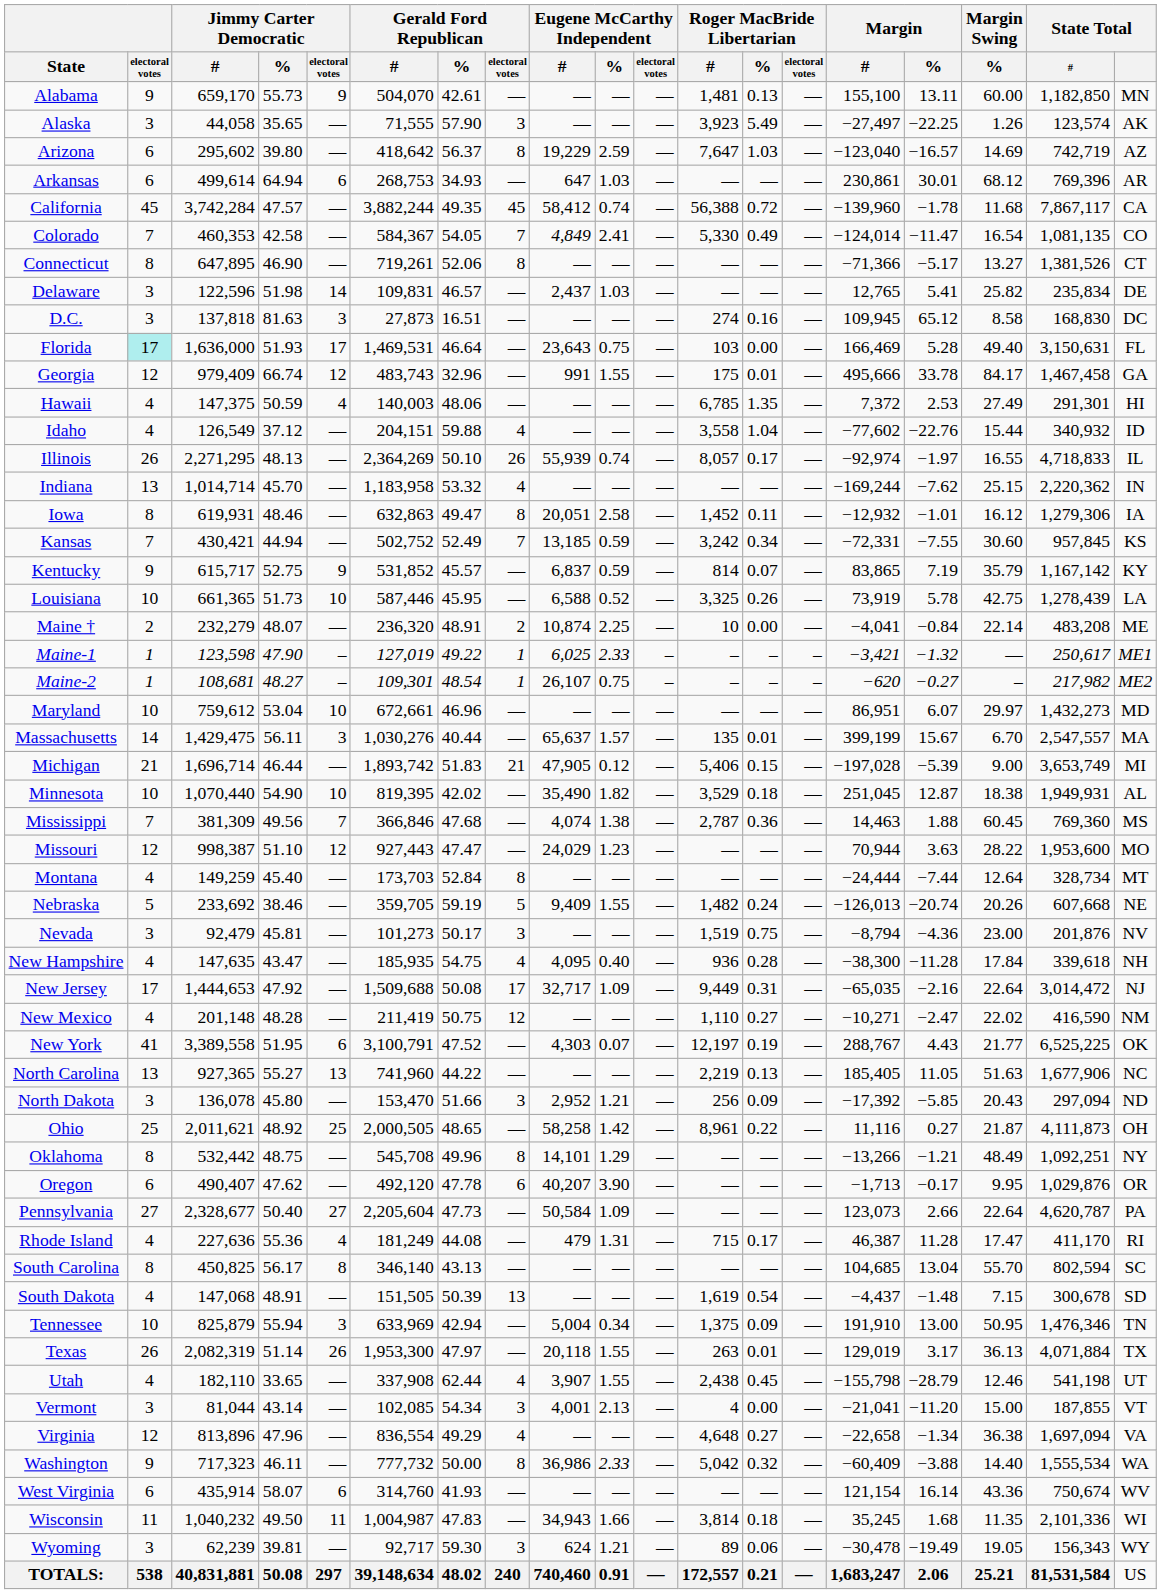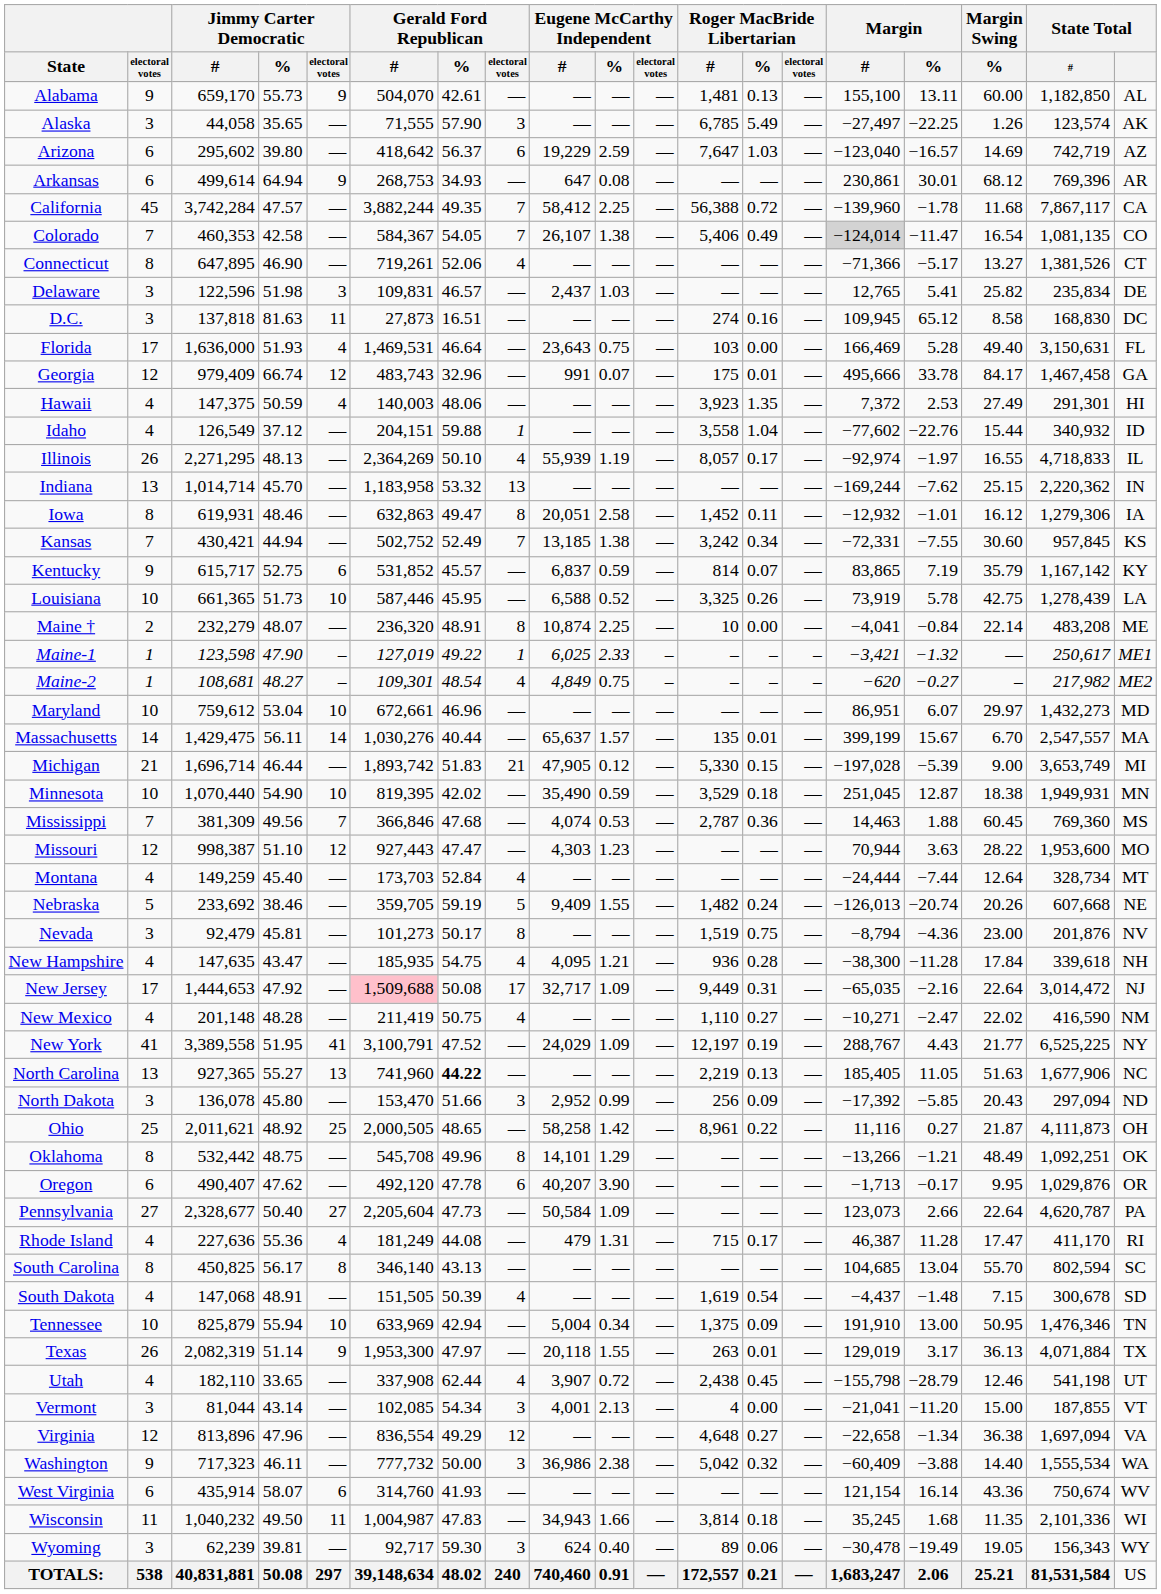(1135, 95) MN -> (1135, 95) AL
(719, 123) 3,923 -> (719, 123) 6,785
(521, 151) 8 -> (521, 151) 6
(342, 179) 6 -> (342, 179) 9
(614, 179) 1.03 -> (614, 179) 0.08
(517, 207) 45 -> (521, 207) 7
(614, 207) 0.74 -> (614, 207) 2.25
(571, 235) 4,849 -> (567, 235) 26,107
(614, 235) 2.41 -> (614, 235) 1.38
(719, 235) 5,330 -> (719, 235) 5,406
(867, 235) no background -> (867, 235) lightgrey background
(521, 263) 8 -> (521, 263) 4
(338, 291) 14 -> (342, 291) 3
(342, 318) 3 -> (338, 318) 11
(150, 346) paleturquoise background -> (150, 346) no background
(338, 346) 17 -> (342, 346) 4
(614, 374) 1.55 -> (614, 374) 0.07
(719, 402) 6,785 -> (719, 402) 3,923
(521, 430) 4 -> (521, 430) 1
(517, 458) 26 -> (521, 458) 4
(614, 458) 0.74 -> (614, 458) 1.19
(521, 486) 4 -> (517, 486) 13
(614, 542) 0.59 -> (614, 542) 1.38
(342, 570) 9 -> (342, 570) 6
(521, 626) 2 -> (521, 626) 8
(521, 681) 1 -> (521, 681) 4
(567, 681) 26,107 -> (571, 681) 4,849
(342, 737) 3 -> (338, 737) 14
(719, 765) 5,406 -> (719, 765) 5,330
(614, 793) 1.82 -> (614, 793) 0.59
(1135, 793) AL -> (1135, 793) MN
(614, 821) 1.38 -> (614, 821) 0.53
(567, 849) 24,029 -> (571, 849) 4,303
(521, 877) 8 -> (521, 877) 4
(521, 933) 3 -> (521, 933) 8
(614, 960) 0.40 -> (614, 960) 1.21
(399, 988) no background -> (399, 988) pink background
(517, 1016) 12 -> (521, 1016) 4
(342, 1044) 6 -> (338, 1044) 41
(571, 1044) 4,303 -> (567, 1044) 24,029
(614, 1044) 0.07 -> (614, 1044) 1.09
(1135, 1044) OK -> (1135, 1044) NY
(462, 1072) normal -> (462, 1072) bold
(614, 1100) 1.21 -> (614, 1100) 0.99
(1135, 1156) NY -> (1135, 1156) OK
(517, 1295) 13 -> (521, 1295) 4
(342, 1323) 3 -> (338, 1323) 10
(338, 1351) 26 -> (342, 1351) 9
(614, 1379) 1.55 -> (614, 1379) 0.72
(521, 1435) 4 -> (517, 1435) 12
(521, 1463) 8 -> (521, 1463) 3
(614, 1463) 2.33 -> (614, 1463) 2.38
(614, 1547) 1.21 -> (614, 1547) 0.40
